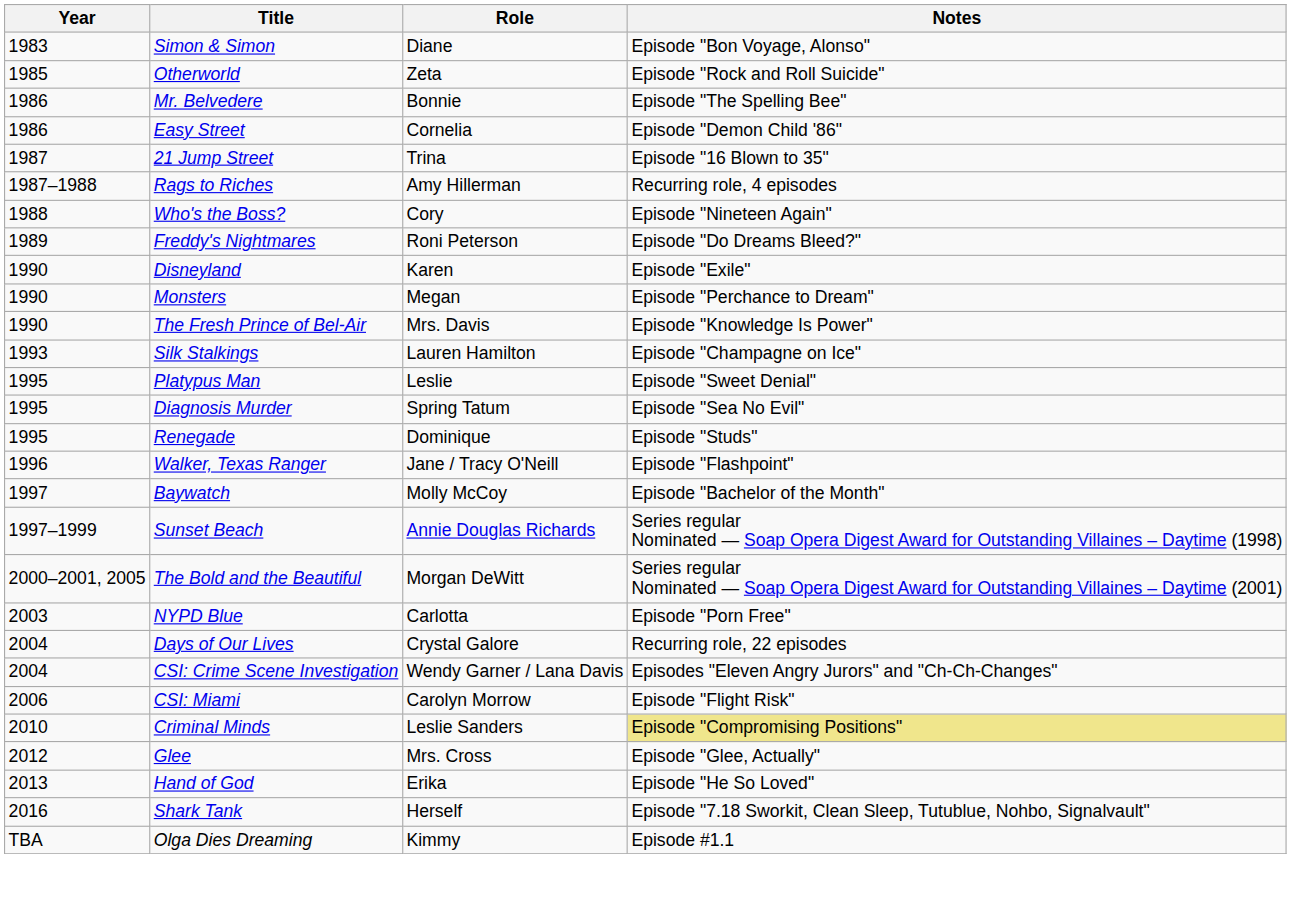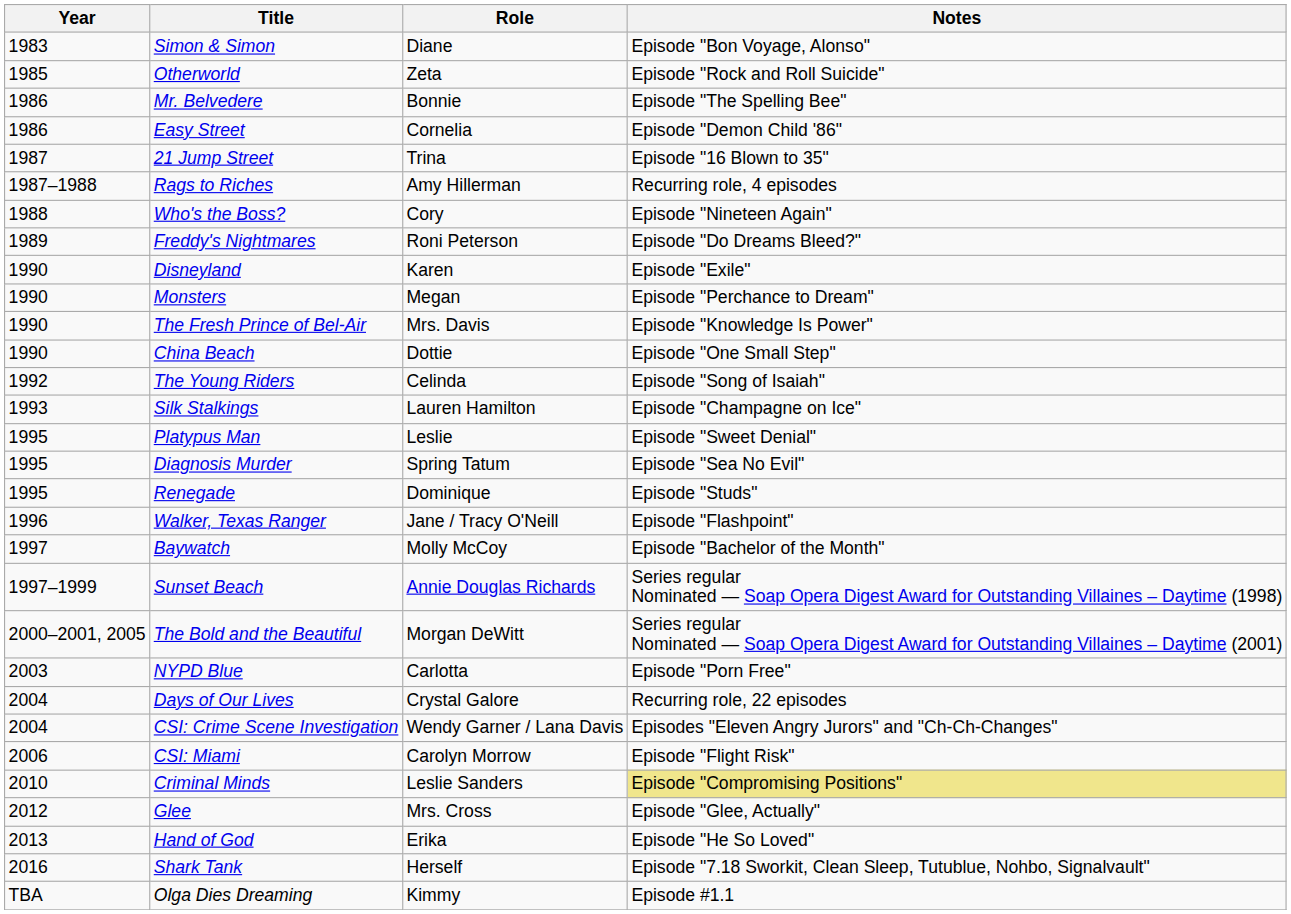+ row: (204, 353)
+ row: (224, 381)
